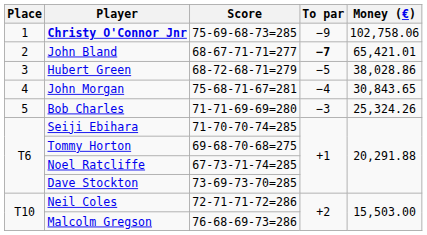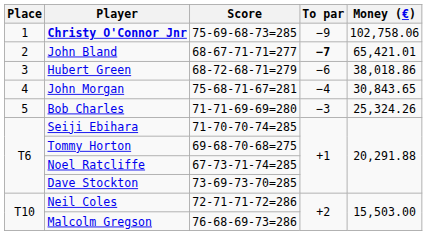(323, 70) −5 -> (323, 70) −6
(385, 70) 38,028.86 -> (385, 70) 38,018.86
